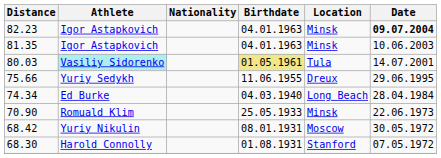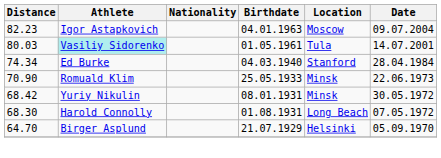(322, 29) Minsk -> (325, 29) Moscow
(403, 29) bold -> (403, 29) normal
- row: (22, 46)
(272, 62) khaki background -> (272, 46) no background
- row: (22, 79)
(337, 95) Long Beach -> (331, 62) Stanford
(325, 128) Moscow -> (322, 95) Minsk
(331, 145) Stanford -> (337, 112) Long Beach
+ row: (22, 128)
